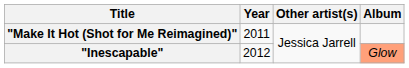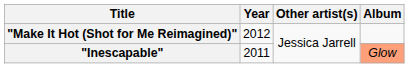(257, 33) 2011 -> (257, 33) 2012
(257, 53) 2012 -> (257, 53) 2011
